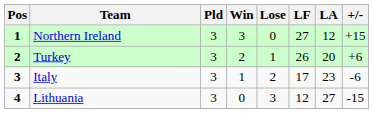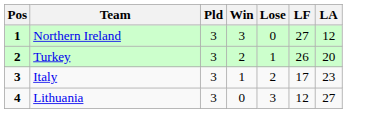- column: (355, 14)
